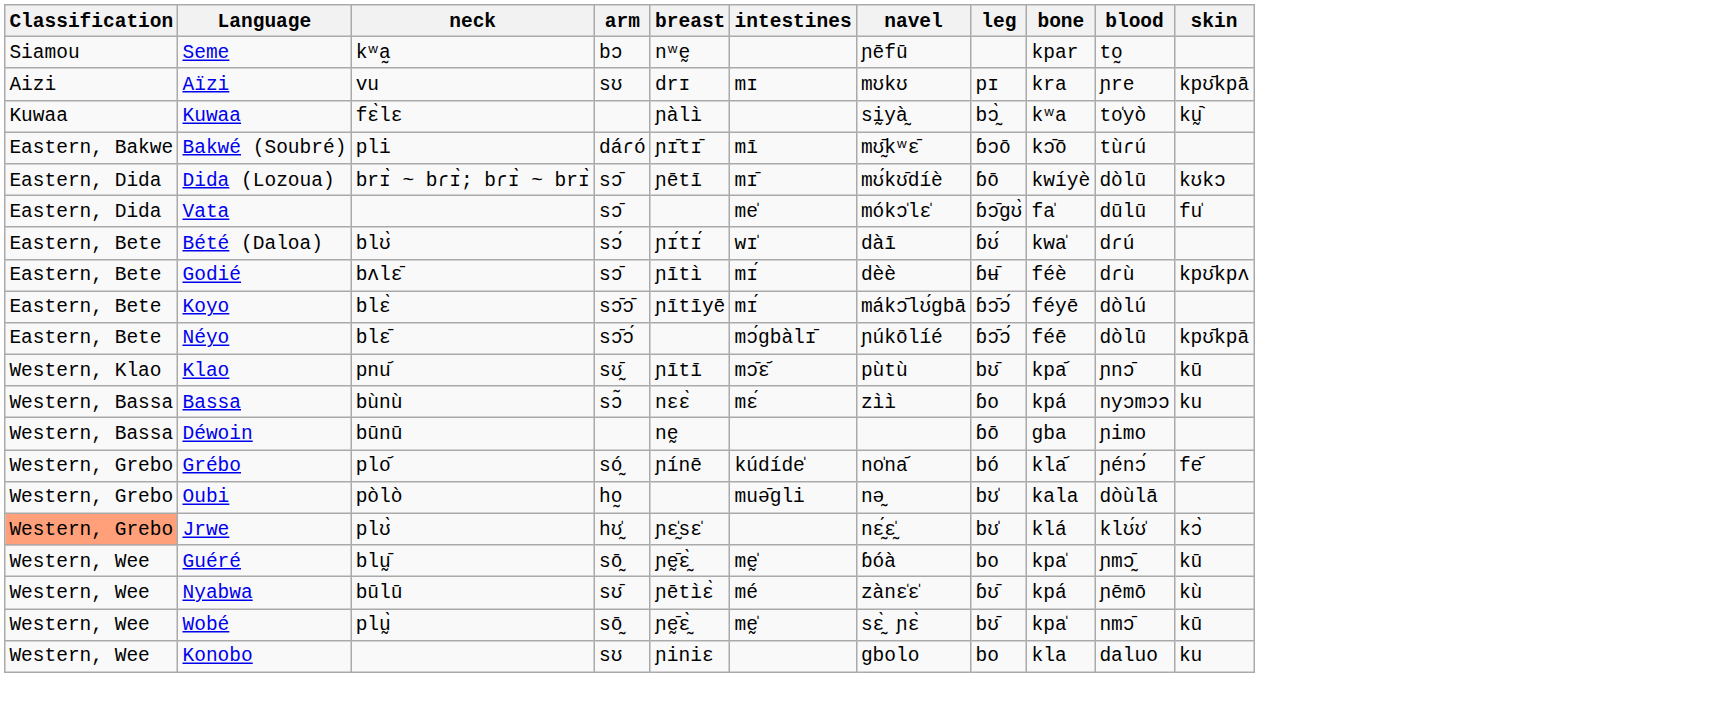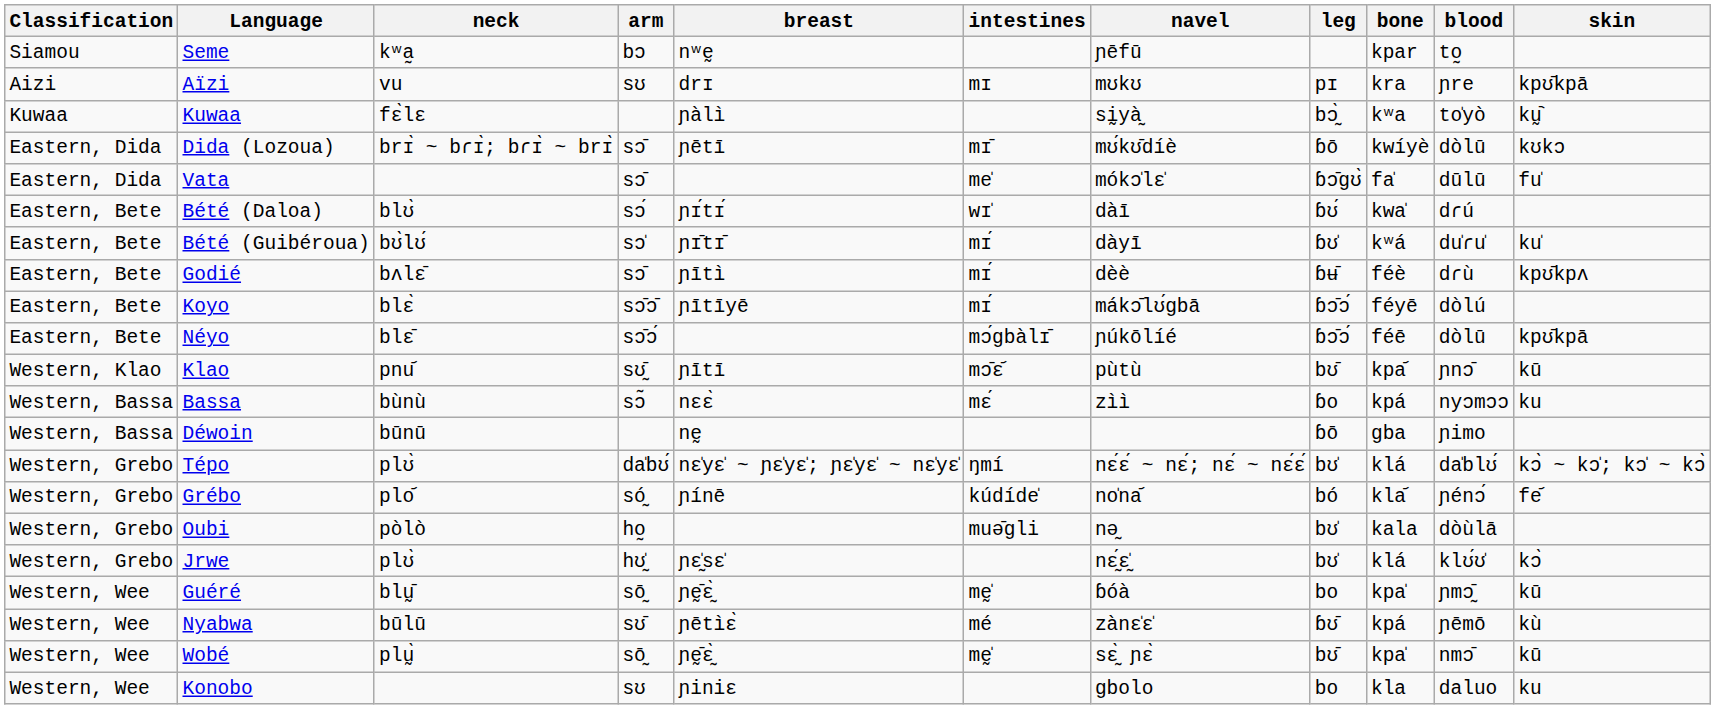- row: (264, 148)
+ row: (276, 243)
+ row: (206, 466)
(91, 529) lightsalmon background -> (91, 561) no background
